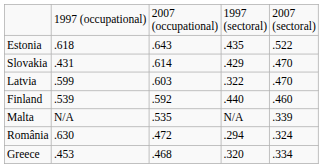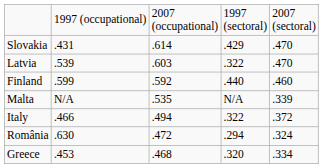- row: (24, 44)
(64, 81) .599 -> (64, 63) .539
(64, 99) .539 -> (64, 81) .599
+ row: (18, 117)
